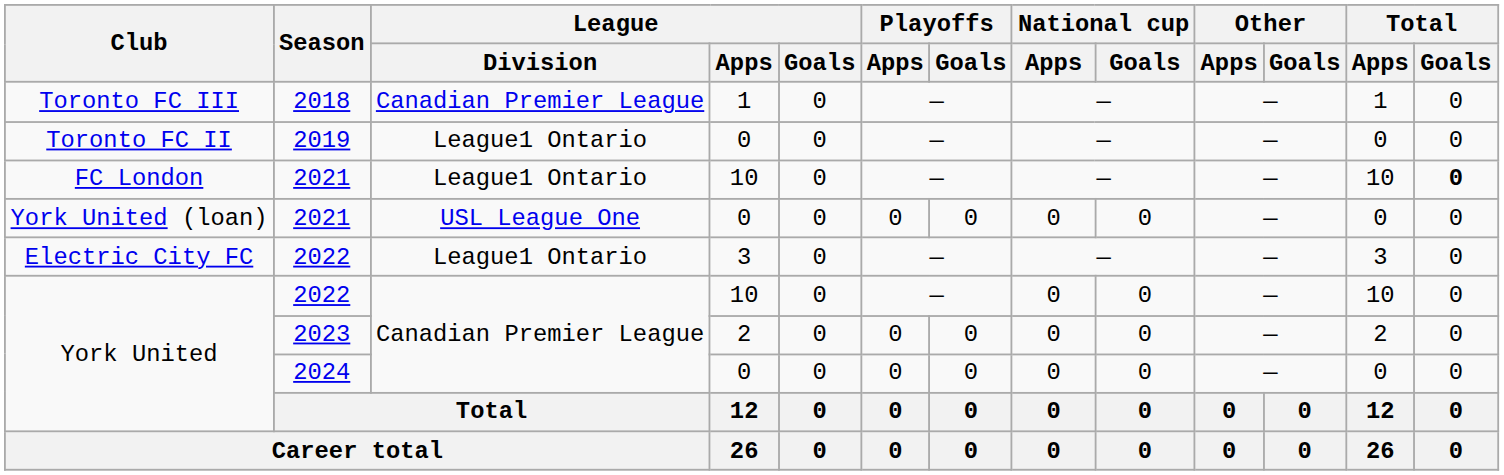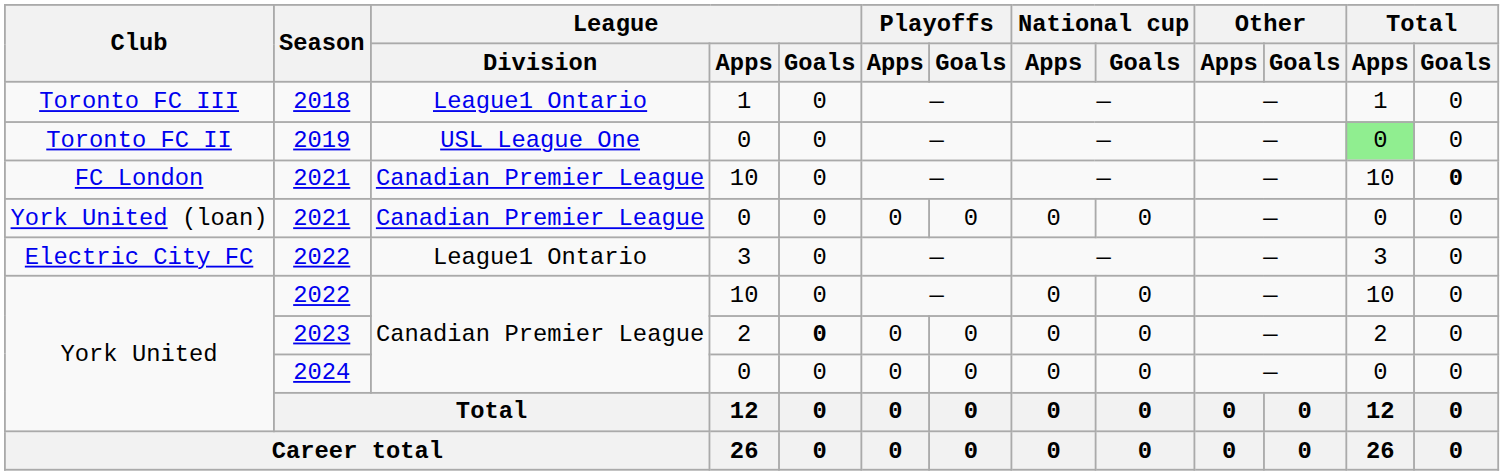(540, 102) Canadian Premier League -> (540, 102) League1 Ontario
(540, 141) League1 Ontario -> (540, 141) USL League One
(1380, 141) no background -> (1380, 141) lightgreen background
(540, 179) League1 Ontario -> (540, 179) Canadian Premier League
(540, 218) USL League One -> (540, 218) Canadian Premier League
(820, 334) normal -> (820, 334) bold
